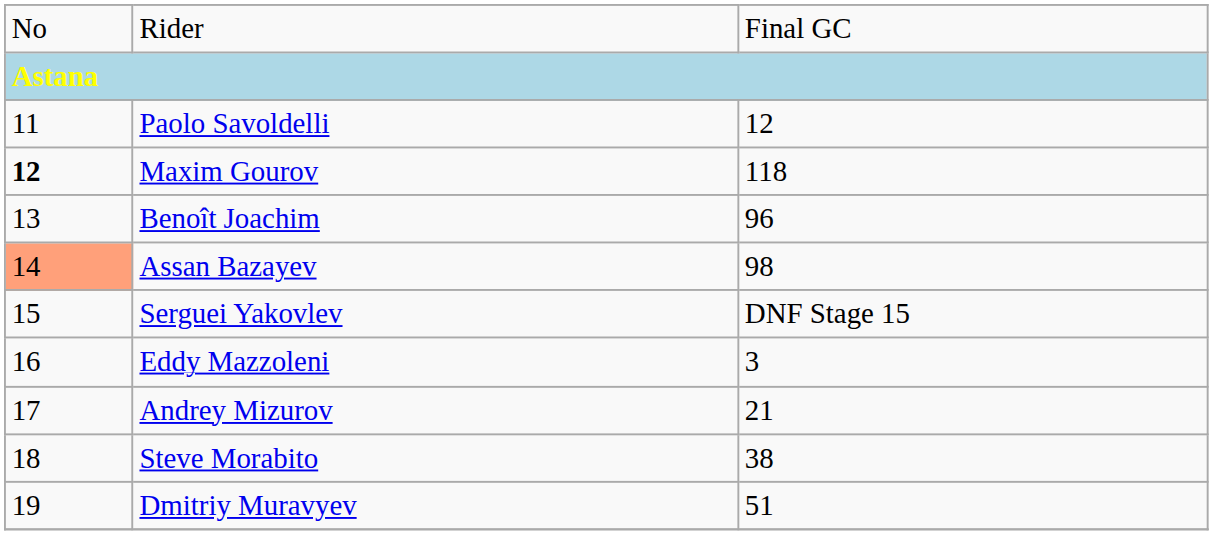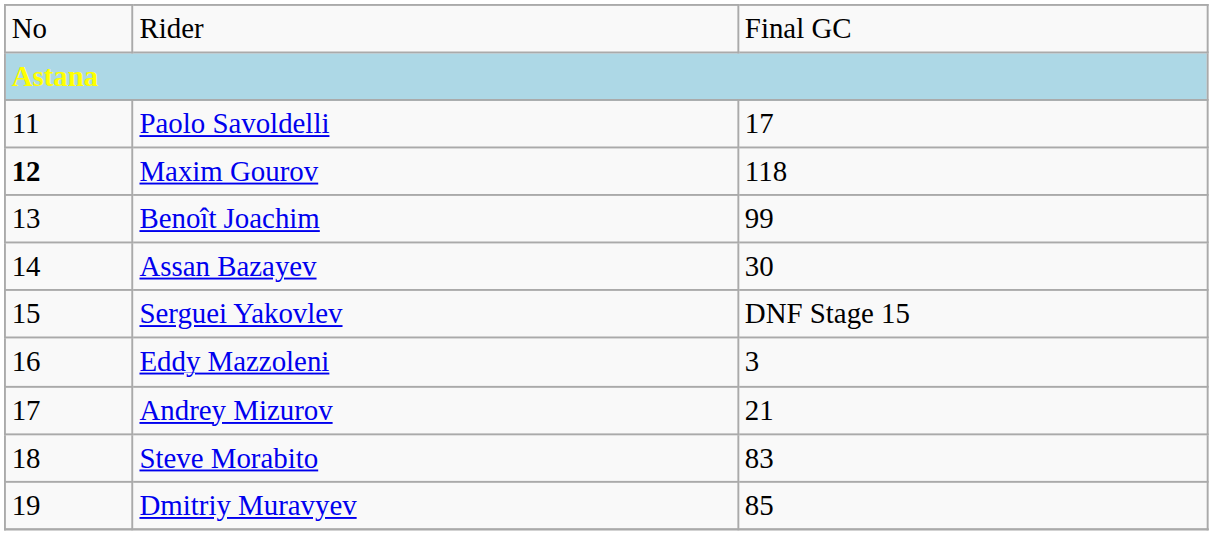(759, 123) 12 -> (759, 123) 17
(759, 218) 96 -> (759, 218) 99
(26, 266) lightsalmon background -> (26, 266) no background
(759, 266) 98 -> (759, 266) 30
(759, 457) 38 -> (759, 457) 83
(759, 504) 51 -> (759, 504) 85
